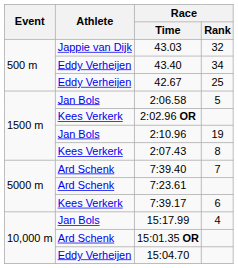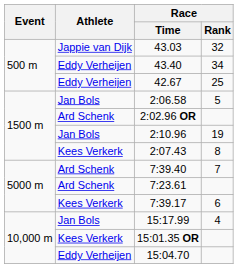(90, 117) Kees Verkerk -> (86, 117) Ard Schenk
(86, 238) Ard Schenk -> (90, 238) Kees Verkerk
